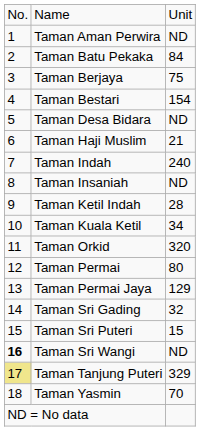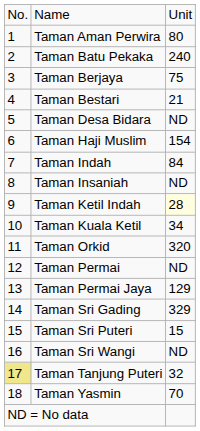(178, 36) ND -> (176, 36) 80
(176, 57) 84 -> (180, 57) 240
(180, 99) 154 -> (176, 99) 21
(176, 141) 21 -> (180, 141) 154
(180, 162) 240 -> (176, 162) 84
(176, 204) no background -> (176, 204) lightyellow background
(176, 267) 80 -> (178, 267) ND
(176, 309) 32 -> (180, 309) 329
(15, 352) bold -> (15, 352) normal
(180, 373) 329 -> (176, 373) 32
